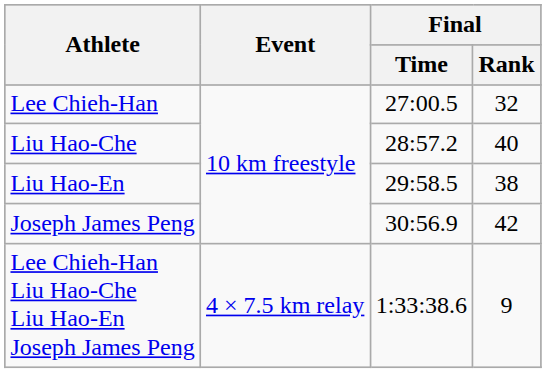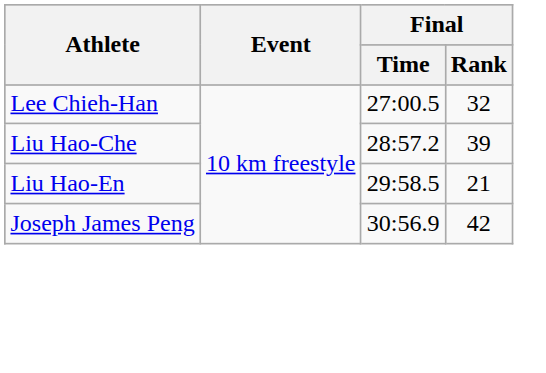(506, 143) 40 -> (479, 143) 39
(506, 183) 38 -> (479, 183) 21
- row: (103, 305)
